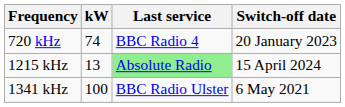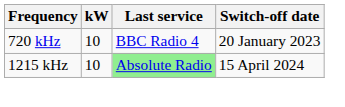(92, 41) 74 -> (92, 41) 10
(92, 65) 13 -> (92, 65) 10
- row: (38, 89)
